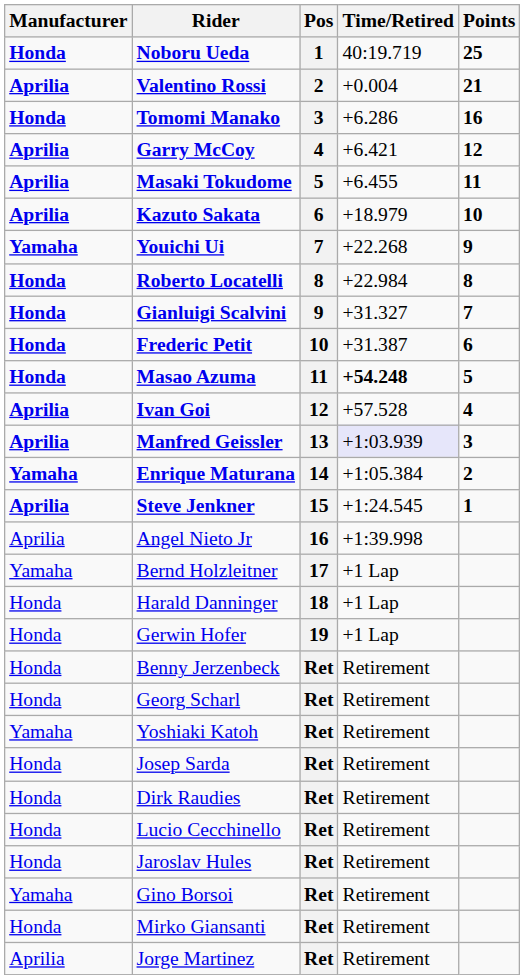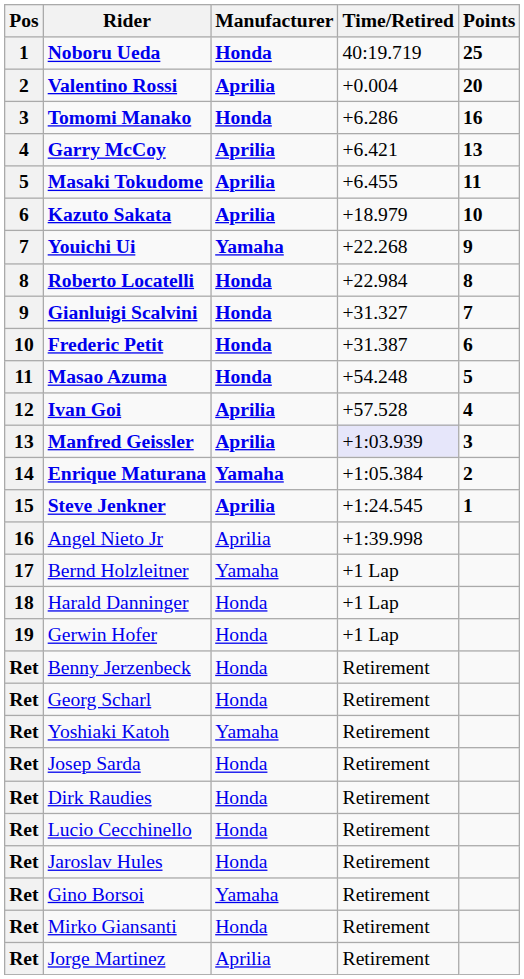columns swapped: (319, 20) <-> (68, 20)
(473, 85) 21 -> (473, 85) 20
(473, 150) 12 -> (473, 150) 13
(375, 376) bold -> (375, 376) normal
